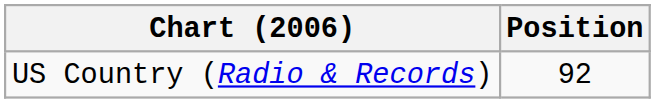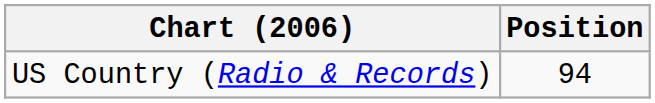(575, 75) 92 -> (575, 75) 94
